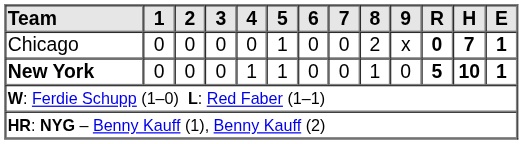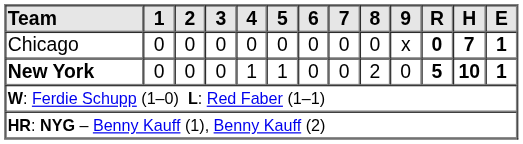(282, 45) 1 -> (282, 45) 0
(375, 45) 2 -> (375, 45) 0
(375, 71) 1 -> (375, 71) 2
